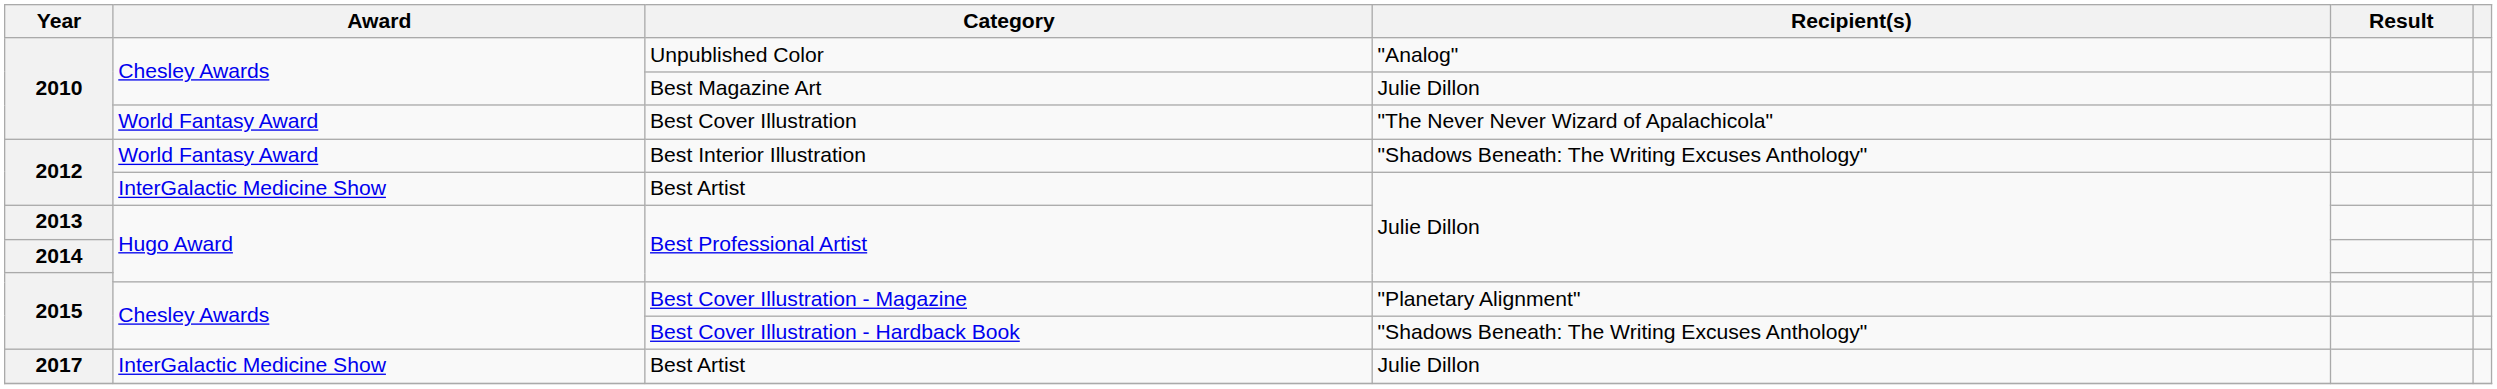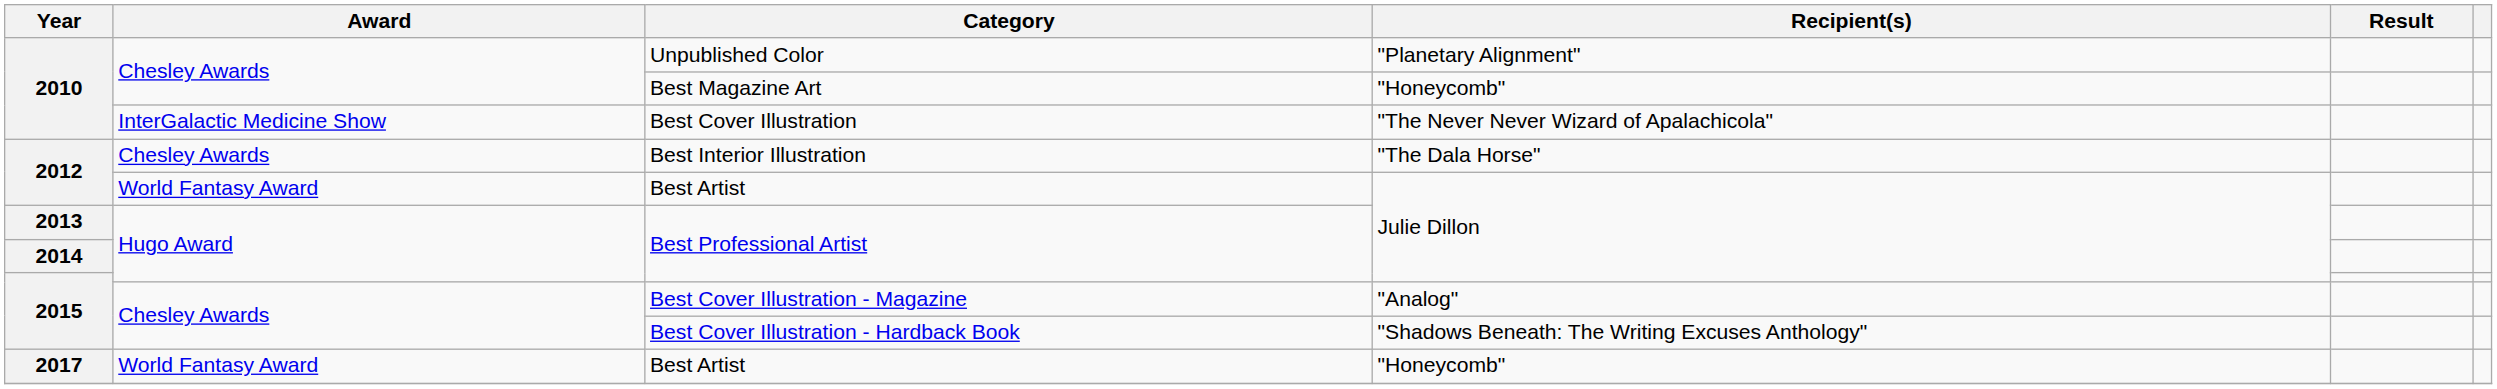(1418, 54) "Analog" -> (1479, 54) "Planetary Alignment"
(1429, 88) Julie Dillon -> (1441, 88) "Honeycomb"
(218, 121) World Fantasy Award -> (252, 121) InterGalactic Medicine Show
(218, 155) World Fantasy Award -> (194, 155) Chesley Awards
(1622, 155) "Shadows Beneath: The Writing Excuses Anthology" -> (1459, 155) "The Dala Horse"
(252, 188) InterGalactic Medicine Show -> (218, 188) World Fantasy Award
(1479, 298) "Planetary Alignment" -> (1418, 298) "Analog"
(252, 365) InterGalactic Medicine Show -> (218, 365) World Fantasy Award
(1429, 365) Julie Dillon -> (1441, 365) "Honeycomb"
